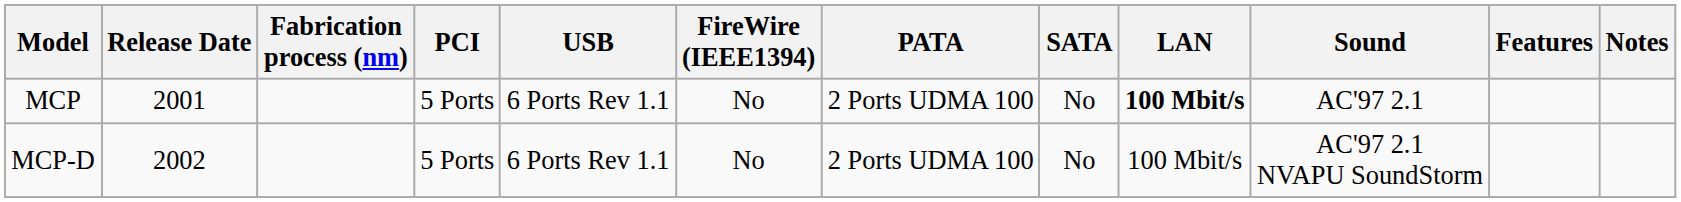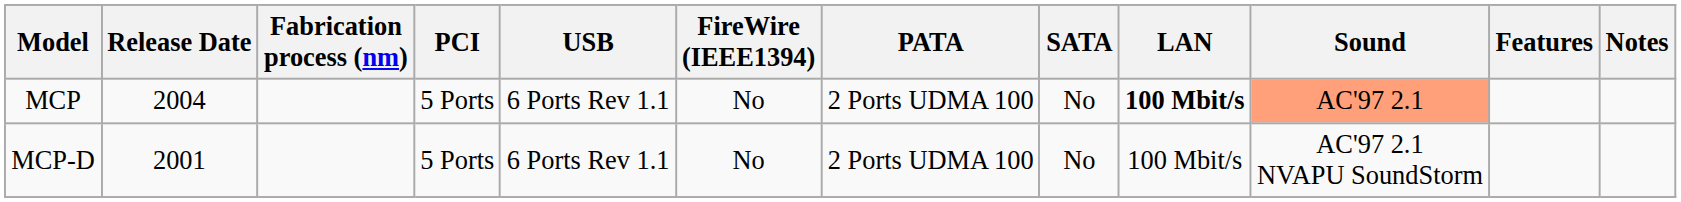(179, 100) 2001 -> (179, 100) 2004
(1370, 100) no background -> (1370, 100) lightsalmon background
(179, 159) 2002 -> (179, 159) 2001
